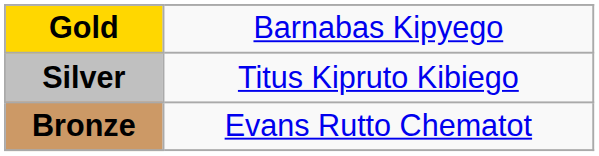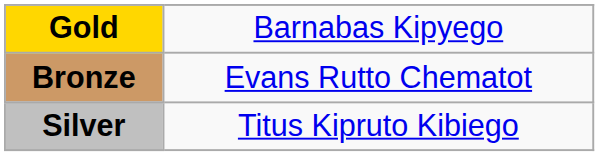rows swapped: (84, 77) <-> (84, 125)
